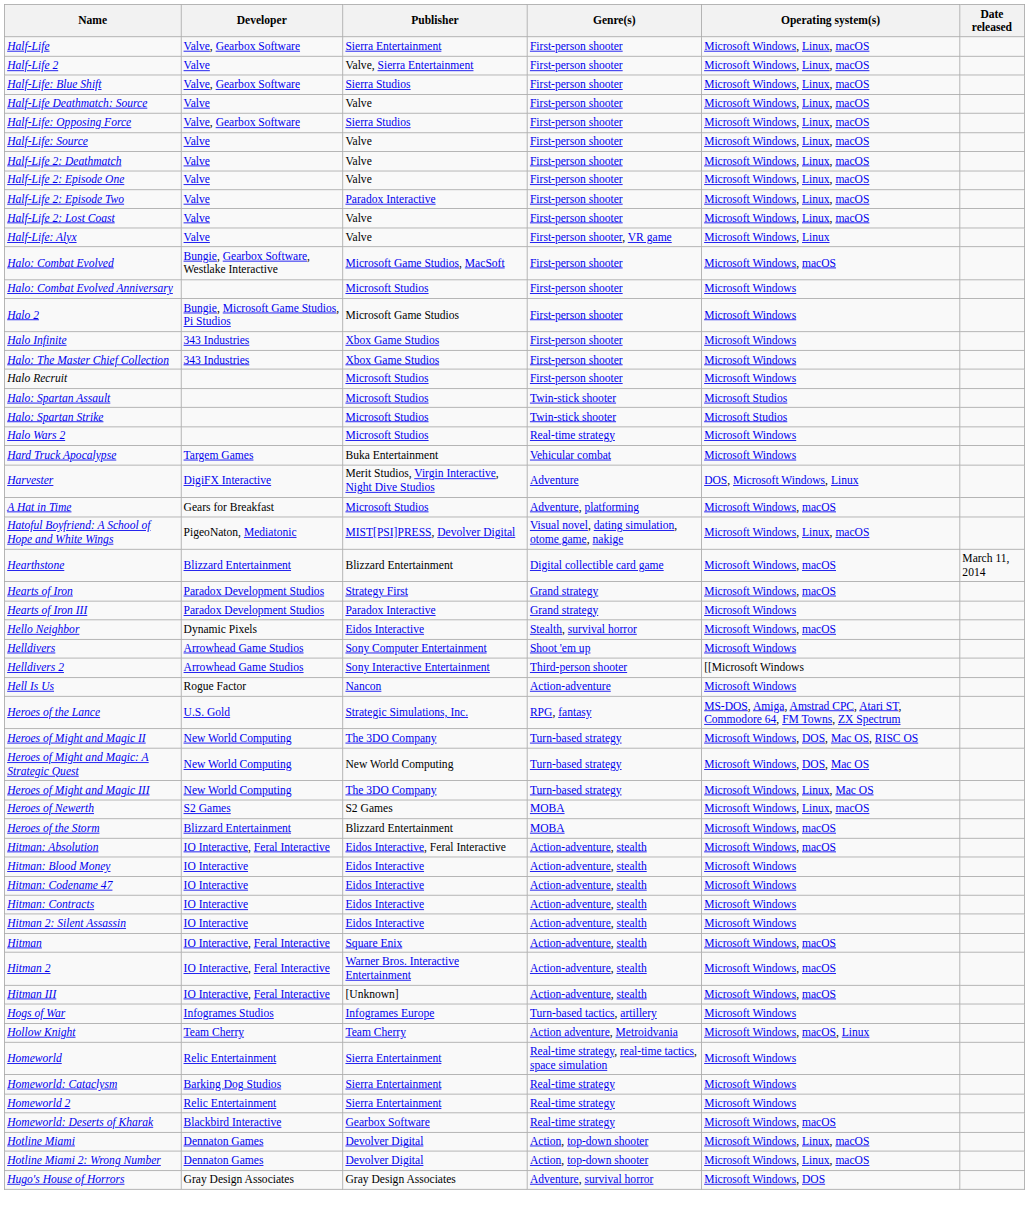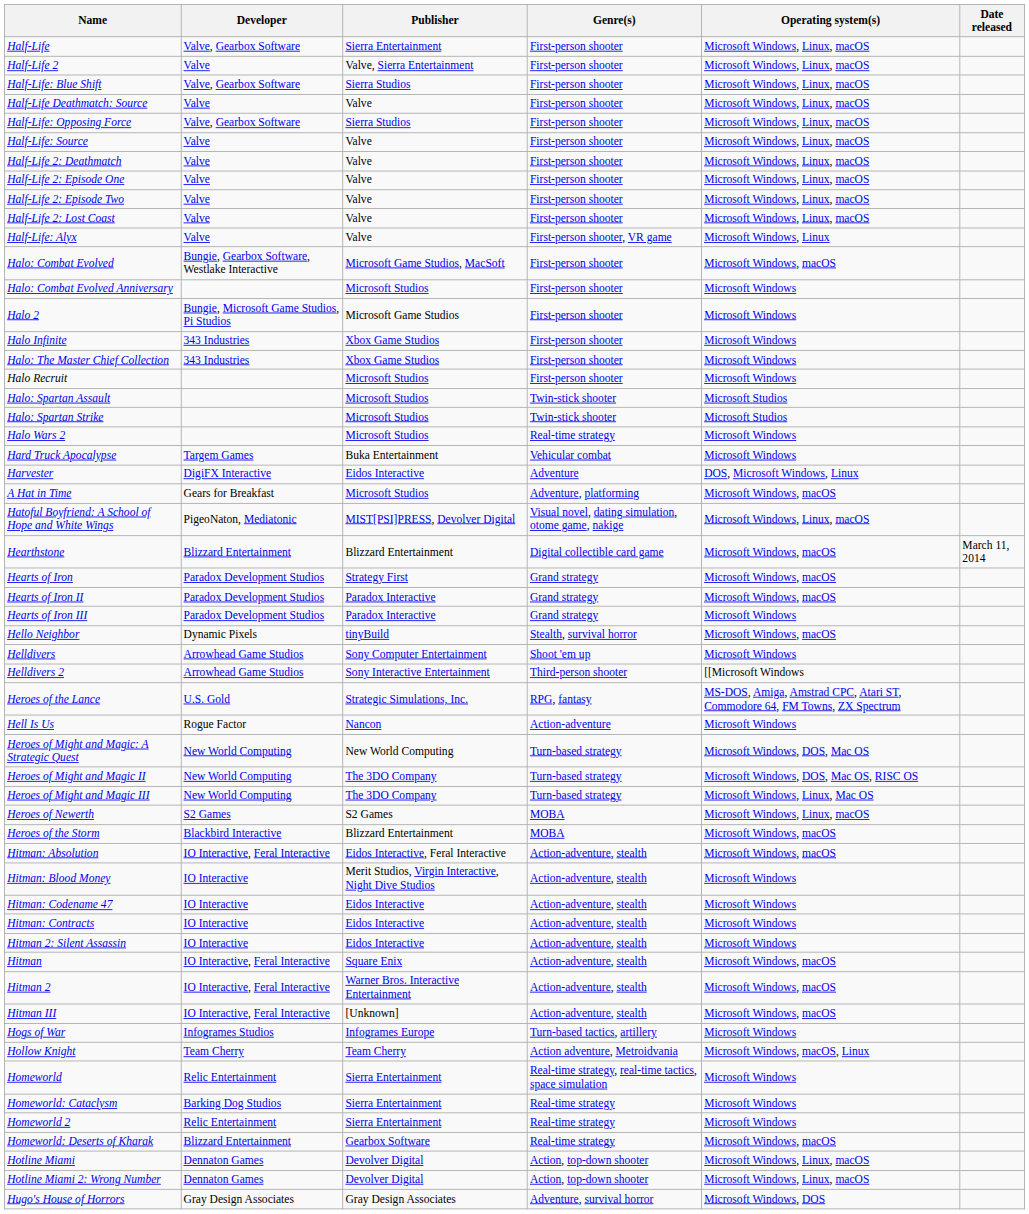(391, 198) Paradox Interactive -> (359, 198) Valve
(422, 480) Merit Studios, Virgin Interactive, Night Dive Studios -> (385, 474) Eidos Interactive
+ row: (45, 596)
(385, 629) Eidos Interactive -> (367, 634) tinyBuild
rows swapped: (31, 686) <-> (54, 712)
rows swapped: (78, 764) <-> (76, 738)
(237, 828) Blizzard Entertainment -> (232, 833) Blackbird Interactive
(385, 866) Eidos Interactive -> (422, 878) Merit Studios, Virgin Interactive, Night Dive Studios
(232, 1122) Blackbird Interactive -> (237, 1141) Blizzard Entertainment
